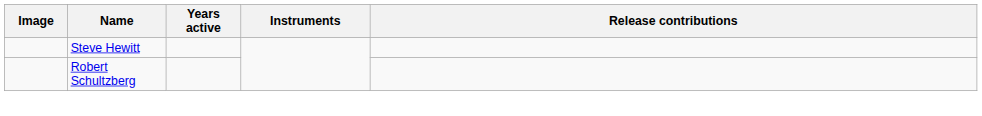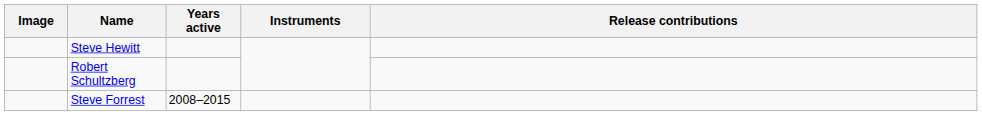+ row: (108, 100)
